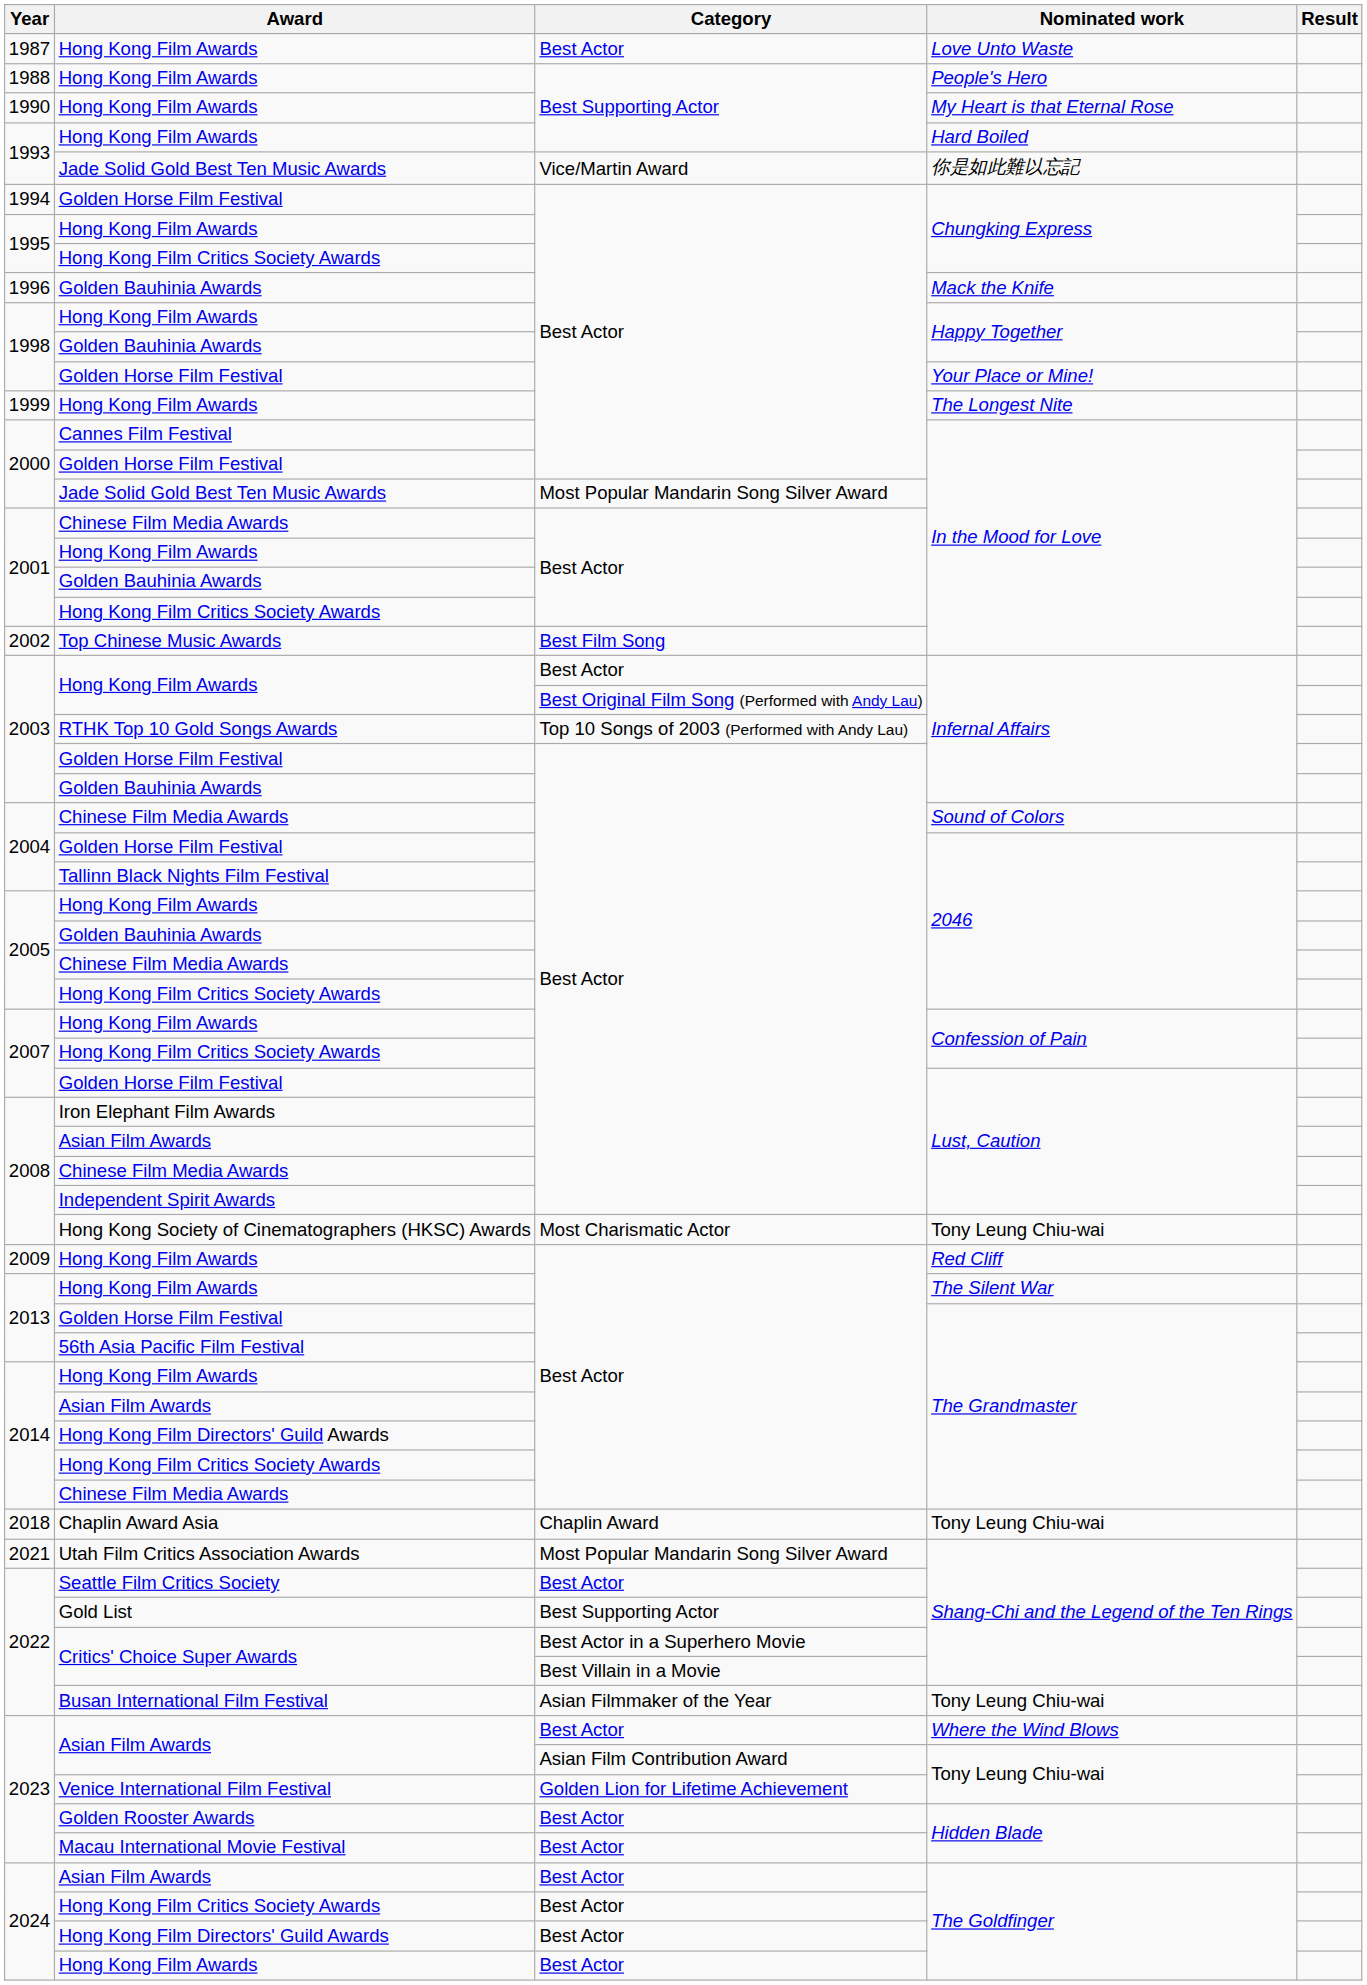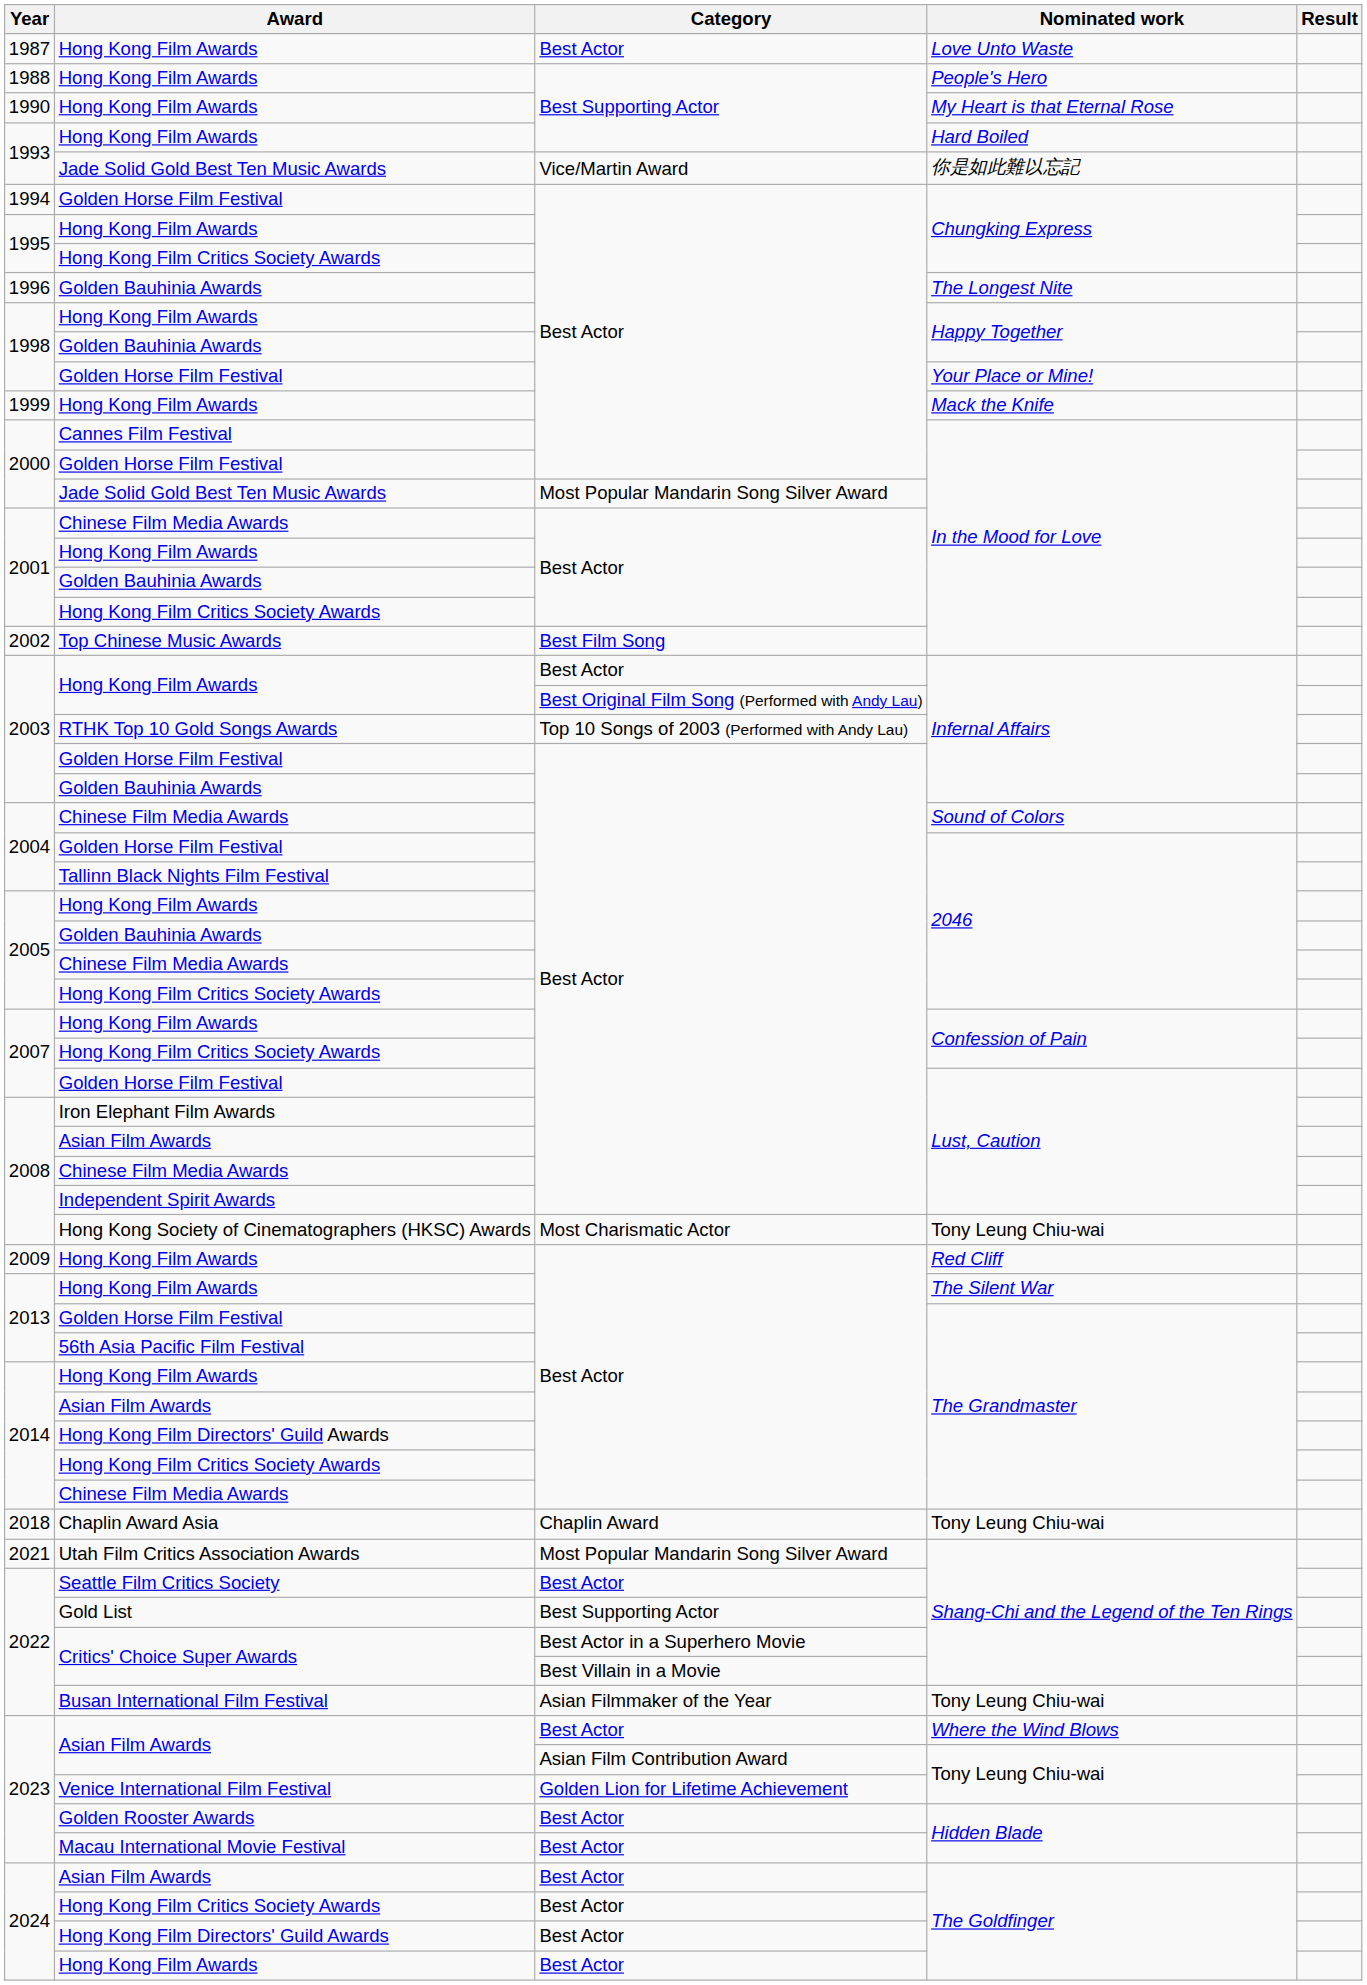(993, 287) Mack the Knife -> (1002, 287) The Longest Nite
(1002, 405) The Longest Nite -> (993, 405) Mack the Knife
